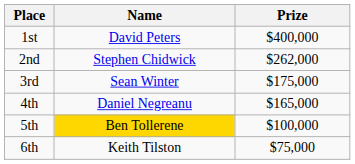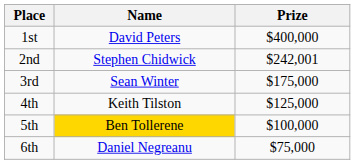(292, 59) $262,000 -> (292, 59) $242,001
(145, 103) Daniel Negreanu -> (145, 103) Keith Tilston
(292, 103) $165,000 -> (292, 103) $125,000
(145, 147) Keith Tilston -> (145, 147) Daniel Negreanu
